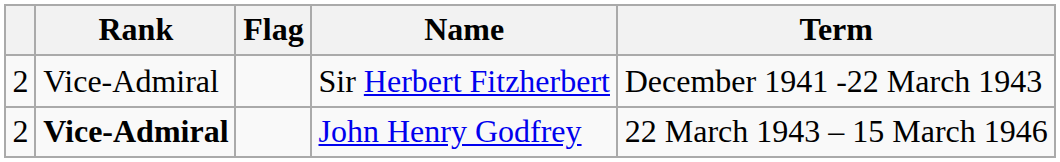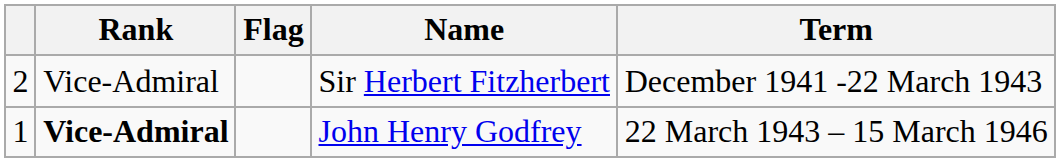(20, 131) 2 -> (20, 131) 1
